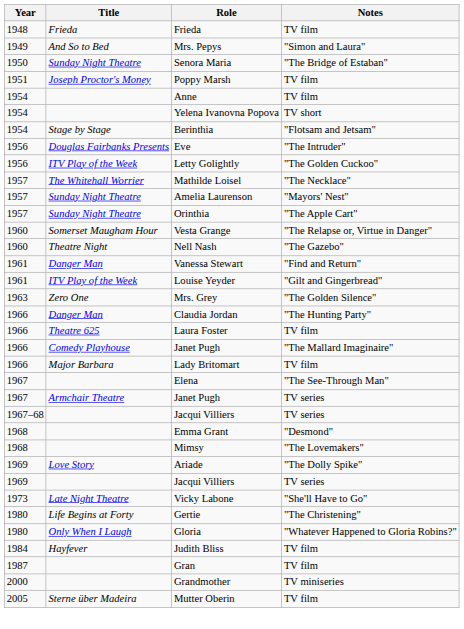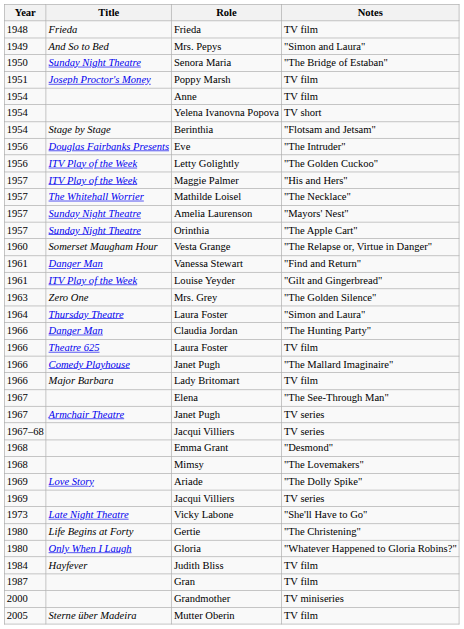+ row: (17, 180)
- row: (17, 247)
+ row: (17, 314)
